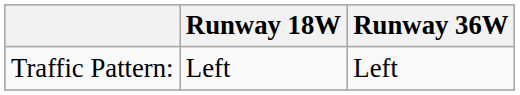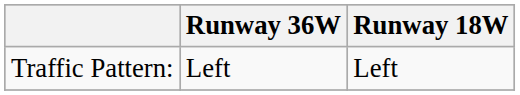columns swapped: (263, 25) <-> (431, 25)
